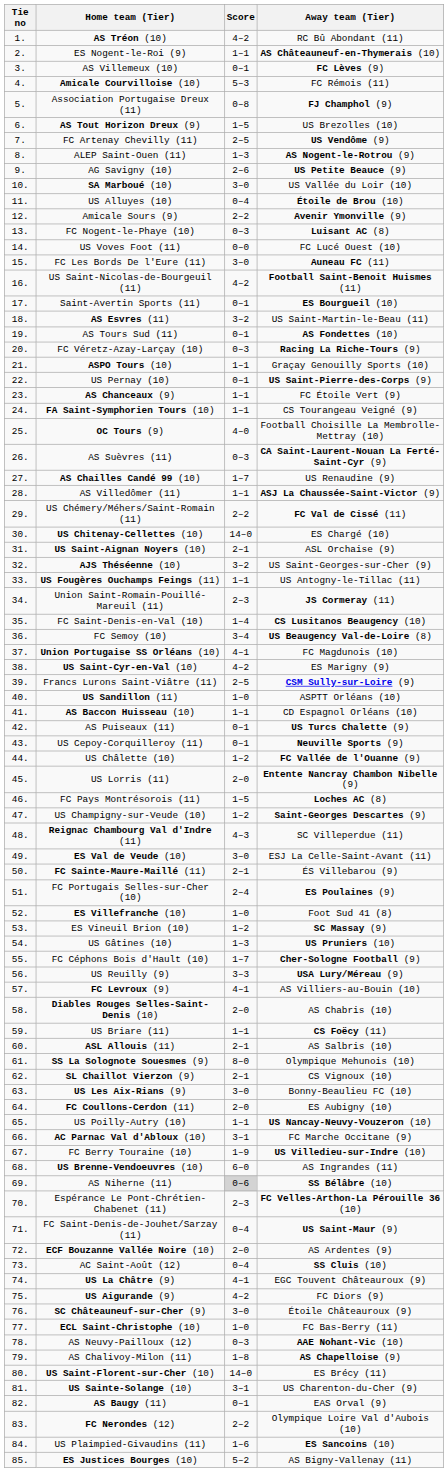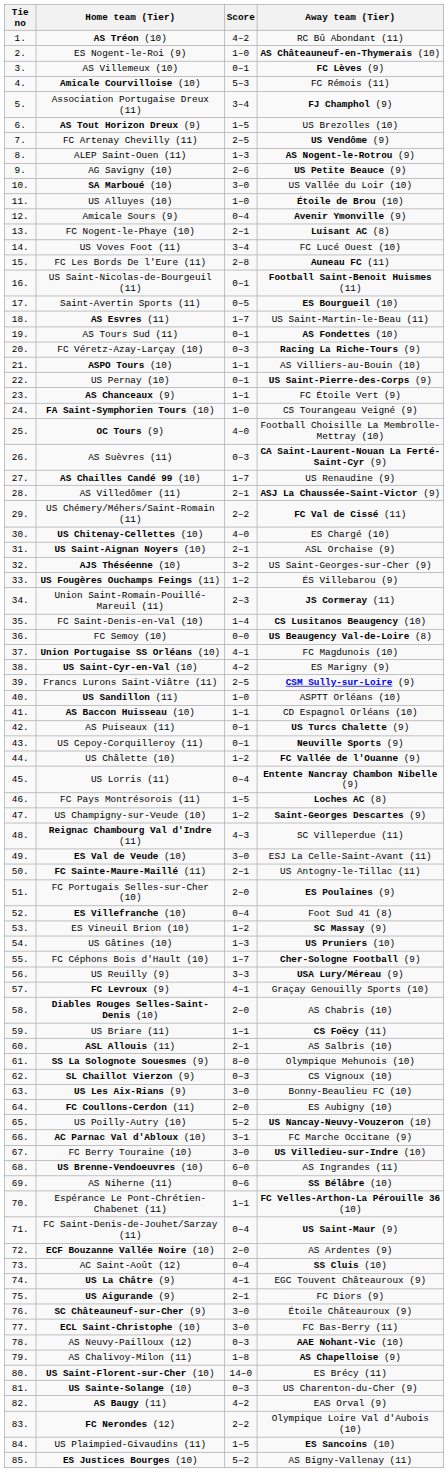(241, 53) 1–1 -> (241, 53) 1–0
(241, 104) 0–8 -> (241, 104) 3–4
(241, 201) 0–4 -> (241, 201) 1–0
(241, 217) 2–2 -> (241, 217) 0–4
(241, 232) 0–3 -> (241, 232) 2–1
(241, 247) 0–0 -> (241, 247) 3–4
(241, 262) 3–0 -> (241, 262) 2–8
(241, 283) 4–2 -> (241, 283) 0–1
(241, 304) 0–1 -> (241, 304) 0–5
(241, 319) 3–2 -> (241, 319) 1–7
(350, 365) Graçay Genouilly Sports (10) -> (350, 365) AS Villiers-au-Bouin (10)
(241, 411) 1–1 -> (241, 411) 1–0
(241, 493) 1–1 -> (241, 493) 2–1
(241, 534) 14–0 -> (241, 534) 4–0
(241, 580) 1–1 -> (241, 580) 1–2
(350, 580) US Antogny-le-Tillac (11) -> (350, 580) ÉS Villebarou (9)
(241, 637) 3–4 -> (241, 637) 0–0
(241, 779) 2–0 -> (241, 779) 0–4
(350, 872) ÉS Villebarou (9) -> (350, 872) US Antogny-le-Tillac (11)
(241, 893) 2–4 -> (241, 893) 2–0
(241, 913) 1–0 -> (241, 913) 0–4
(350, 990) AS Villiers-au-Bouin (10) -> (350, 990) Graçay Genouilly Sports (10)
(241, 1077) 2–1 -> (241, 1077) 0–3
(241, 1122) 1–1 -> (241, 1122) 5–2
(241, 1153) 1–9 -> (241, 1153) 3–0
(241, 1183) lightgrey background -> (241, 1183) no background
(241, 1204) 2–3 -> (241, 1204) 1–1
(241, 1297) 4–2 -> (241, 1297) 2–1
(241, 1327) 1–0 -> (241, 1327) 3–0
(241, 1388) 3–1 -> (241, 1388) 0–3
(241, 1403) 0–1 -> (241, 1403) 4–2
(241, 1445) 1–6 -> (241, 1445) 1–5
